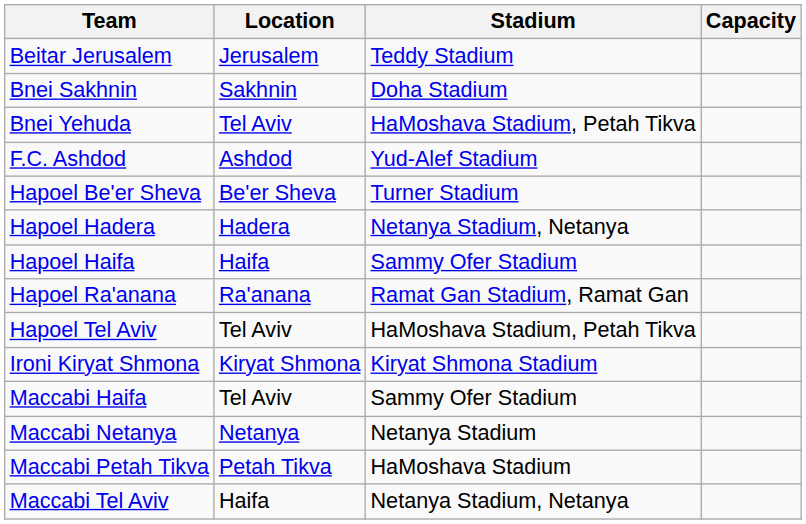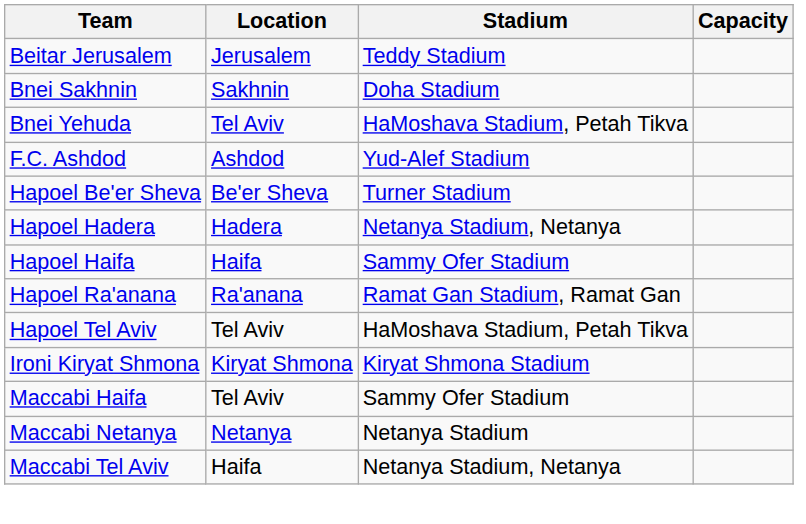- row: (109, 466)
